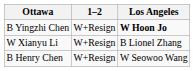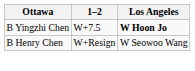(95, 27) W+Resign -> (87, 27) W+7.5
- row: (32, 43)
